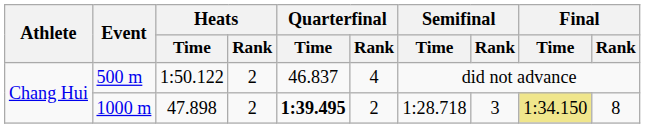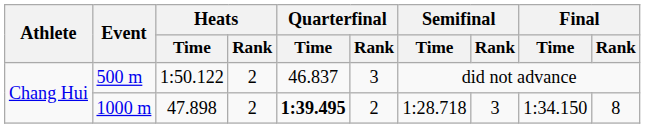(374, 78) 4 -> (374, 78) 3
(555, 108) khaki background -> (555, 108) no background
